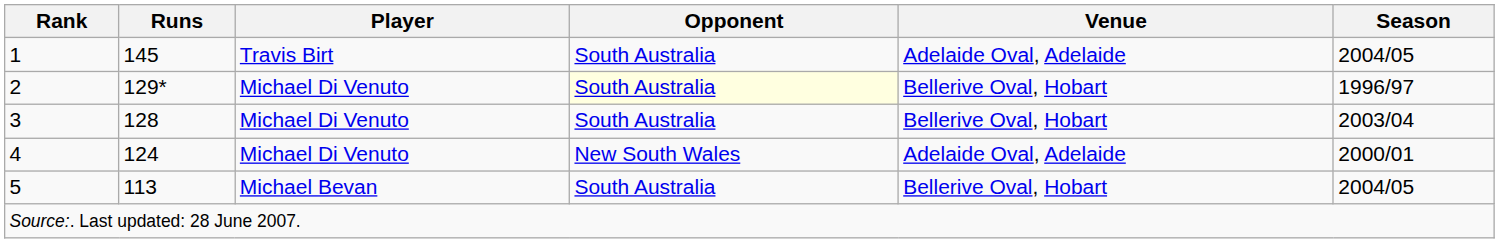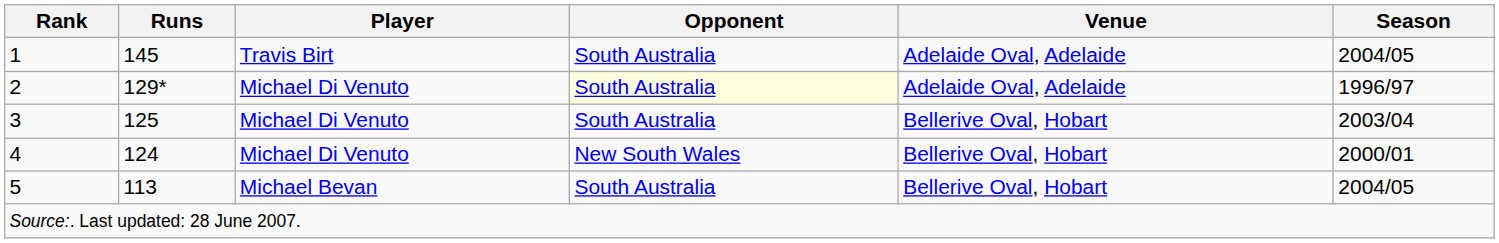(1005, 87) Bellerive Oval, Hobart -> (1015, 87) Adelaide Oval, Adelaide
(141, 120) 128 -> (141, 120) 125
(1015, 154) Adelaide Oval, Adelaide -> (1005, 154) Bellerive Oval, Hobart
